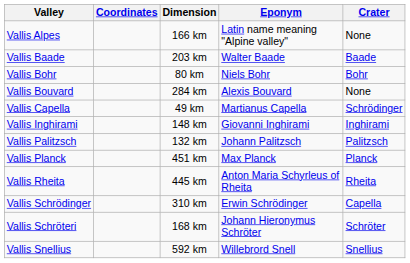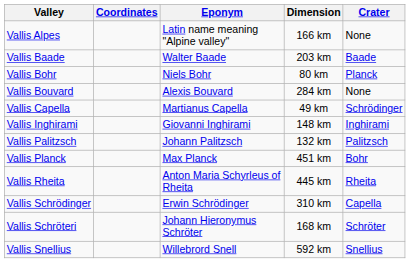columns swapped: (189, 12) <-> (281, 12)
(357, 74) Bohr -> (361, 74) Planck
(361, 158) Planck -> (357, 158) Bohr
